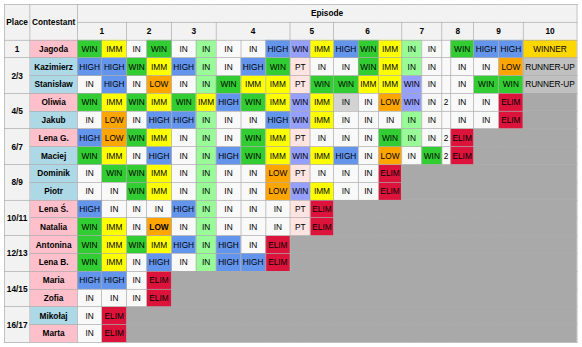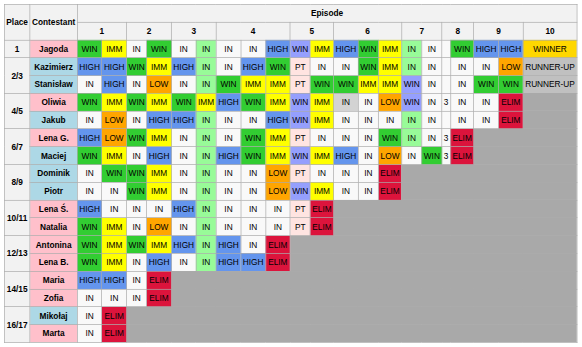(446, 102) 2 -> (446, 102) 3
(446, 138) 2 -> (446, 138) 3
(446, 156) 2 -> (446, 156) 3
(159, 227) bold -> (159, 227) normal
